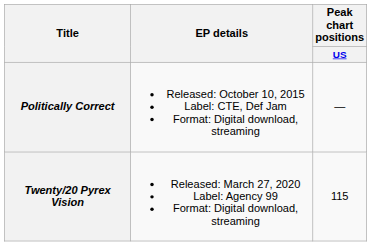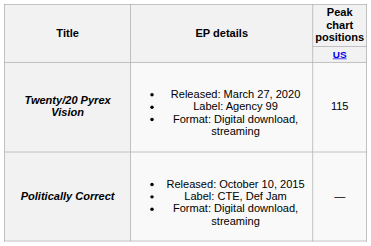rows swapped: (68, 107) <-> (68, 196)
